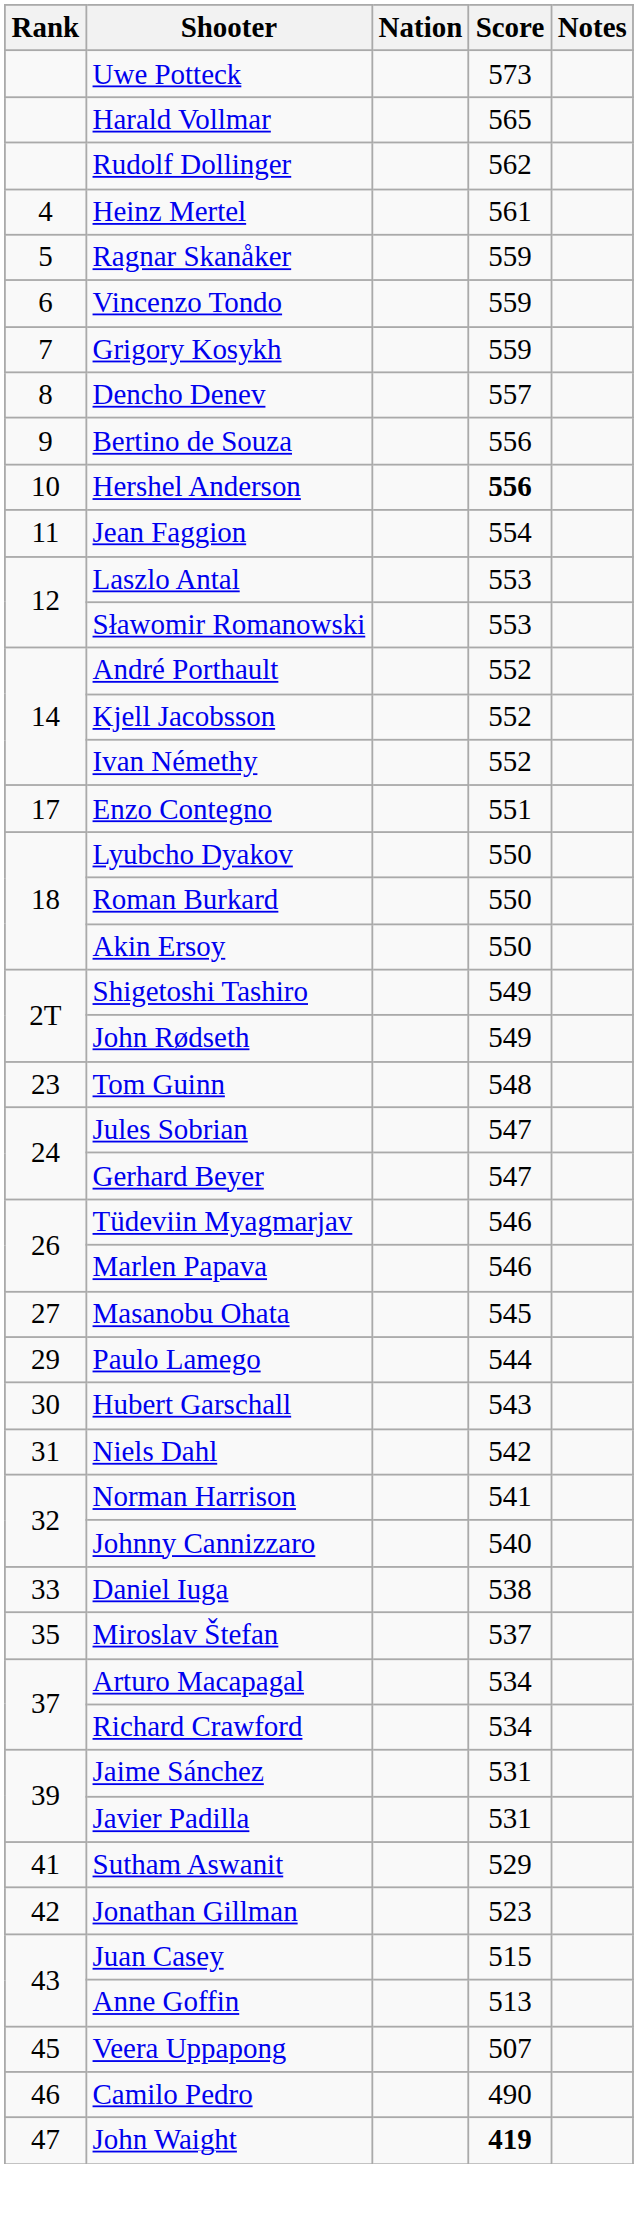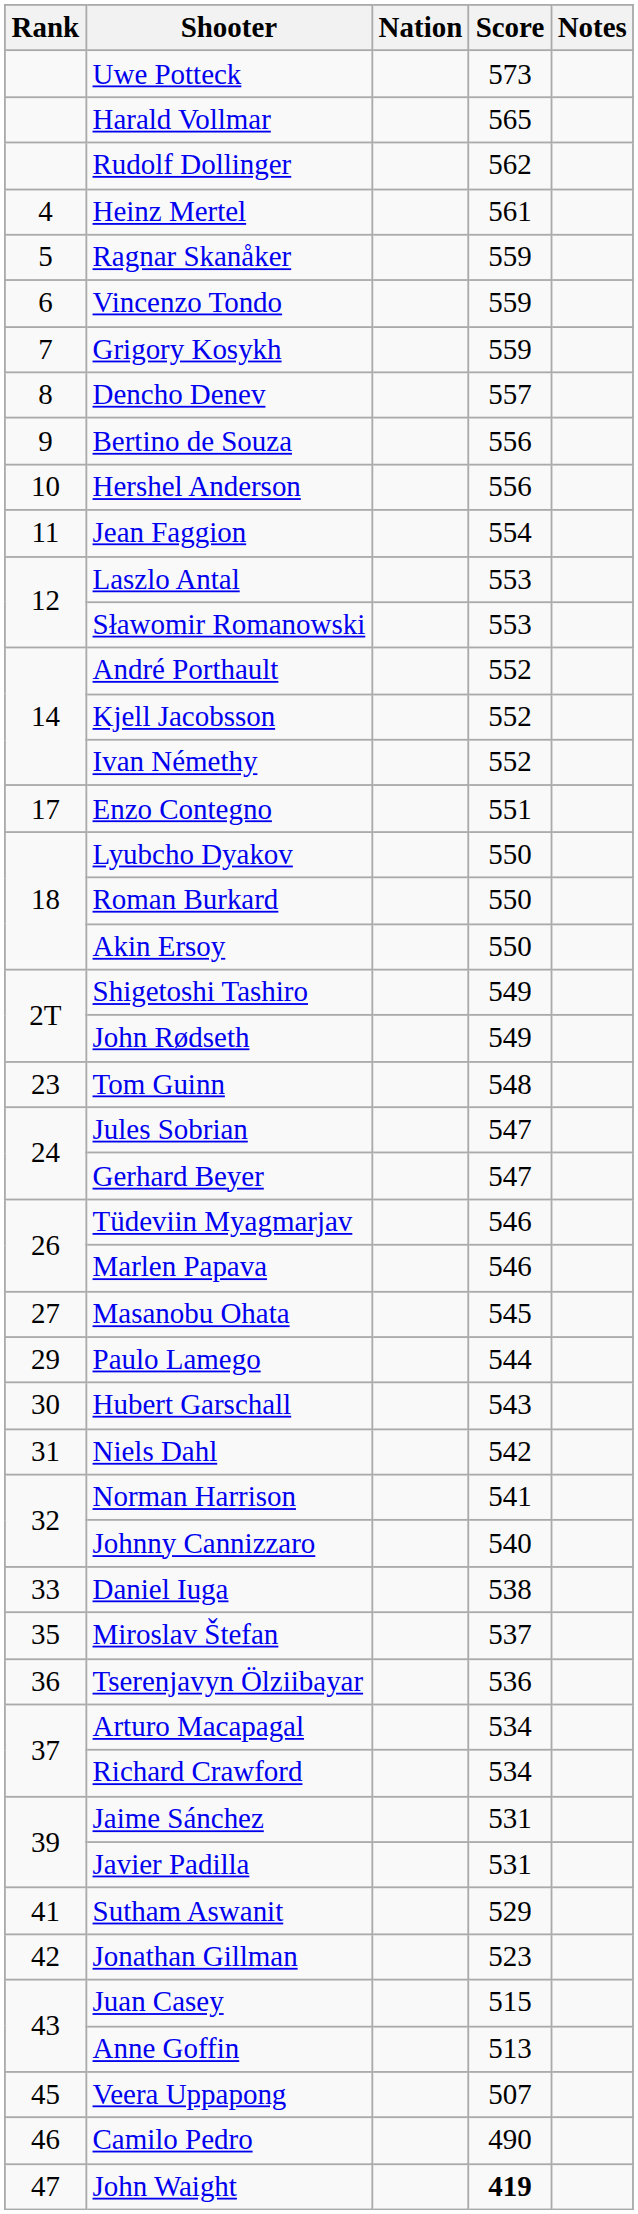(510, 486) bold -> (510, 486) normal
+ row: (228, 1680)
